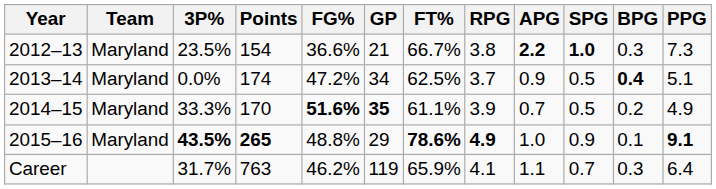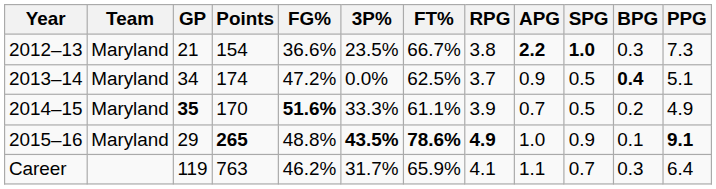columns swapped: (383, 19) <-> (204, 19)
